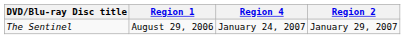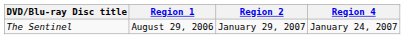columns swapped: (354, 12) <-> (262, 12)
